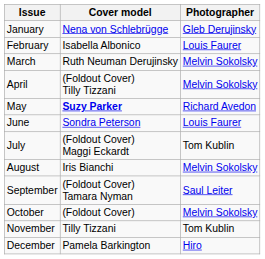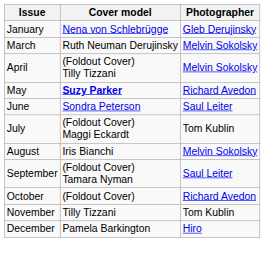- row: (28, 45)
(212, 123) Louis Faurer -> (208, 106) Saul Leiter
(220, 212) Melvin Sokolsky -> (219, 196) Richard Avedon
